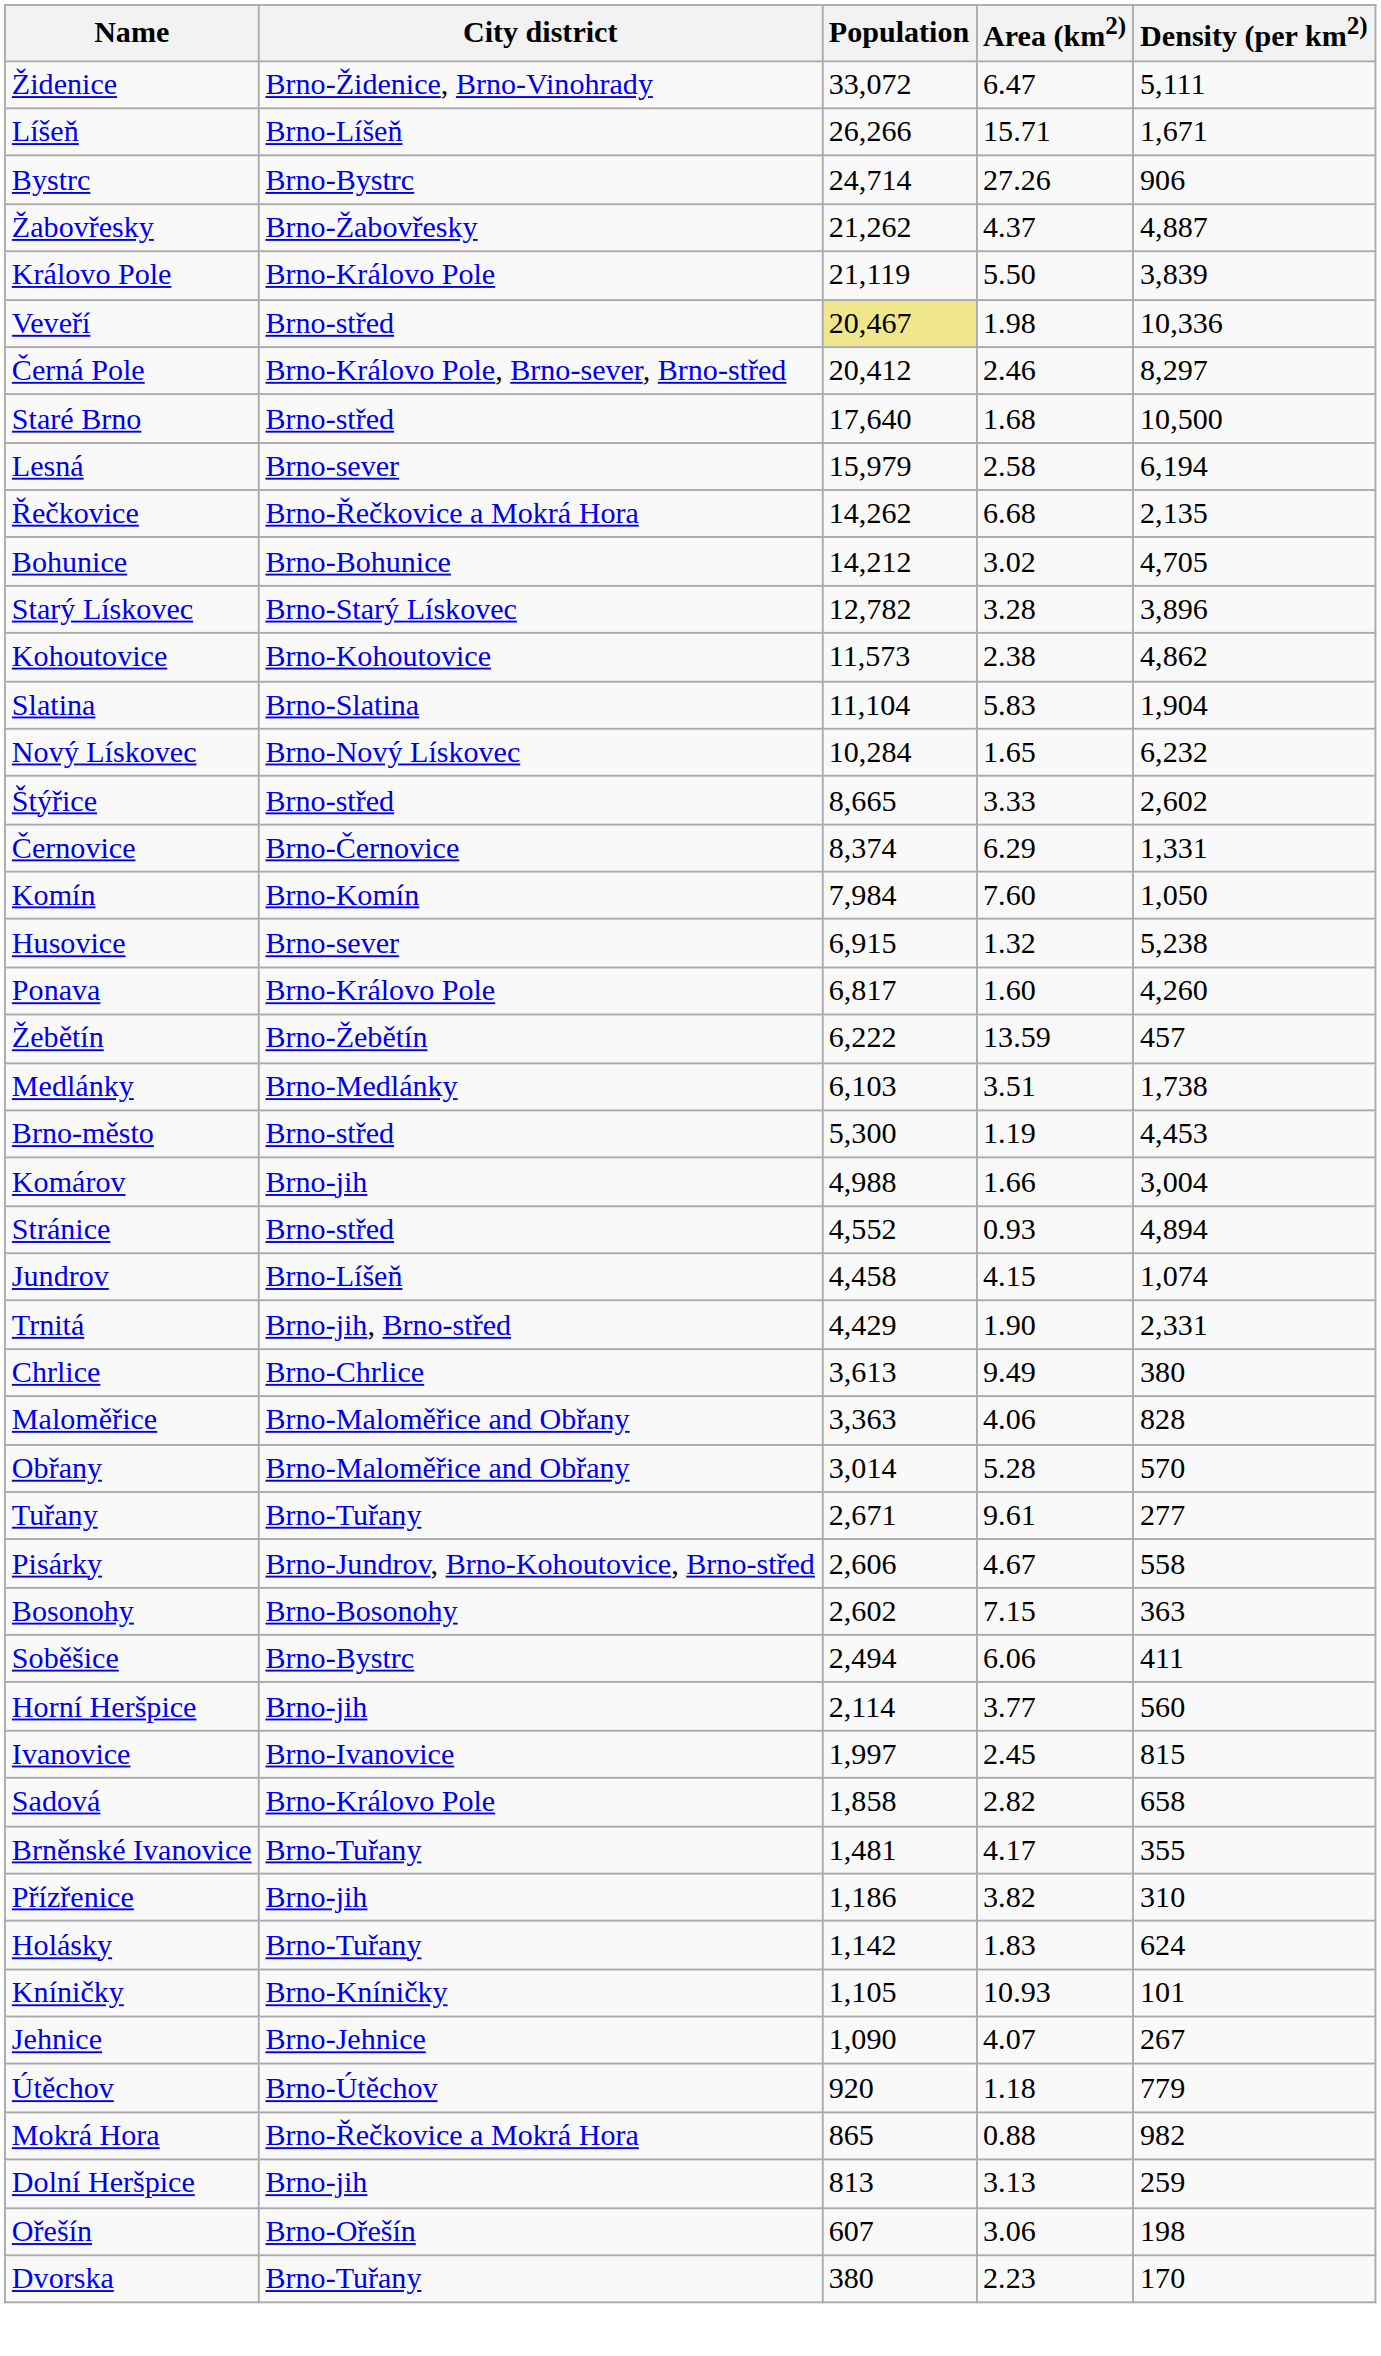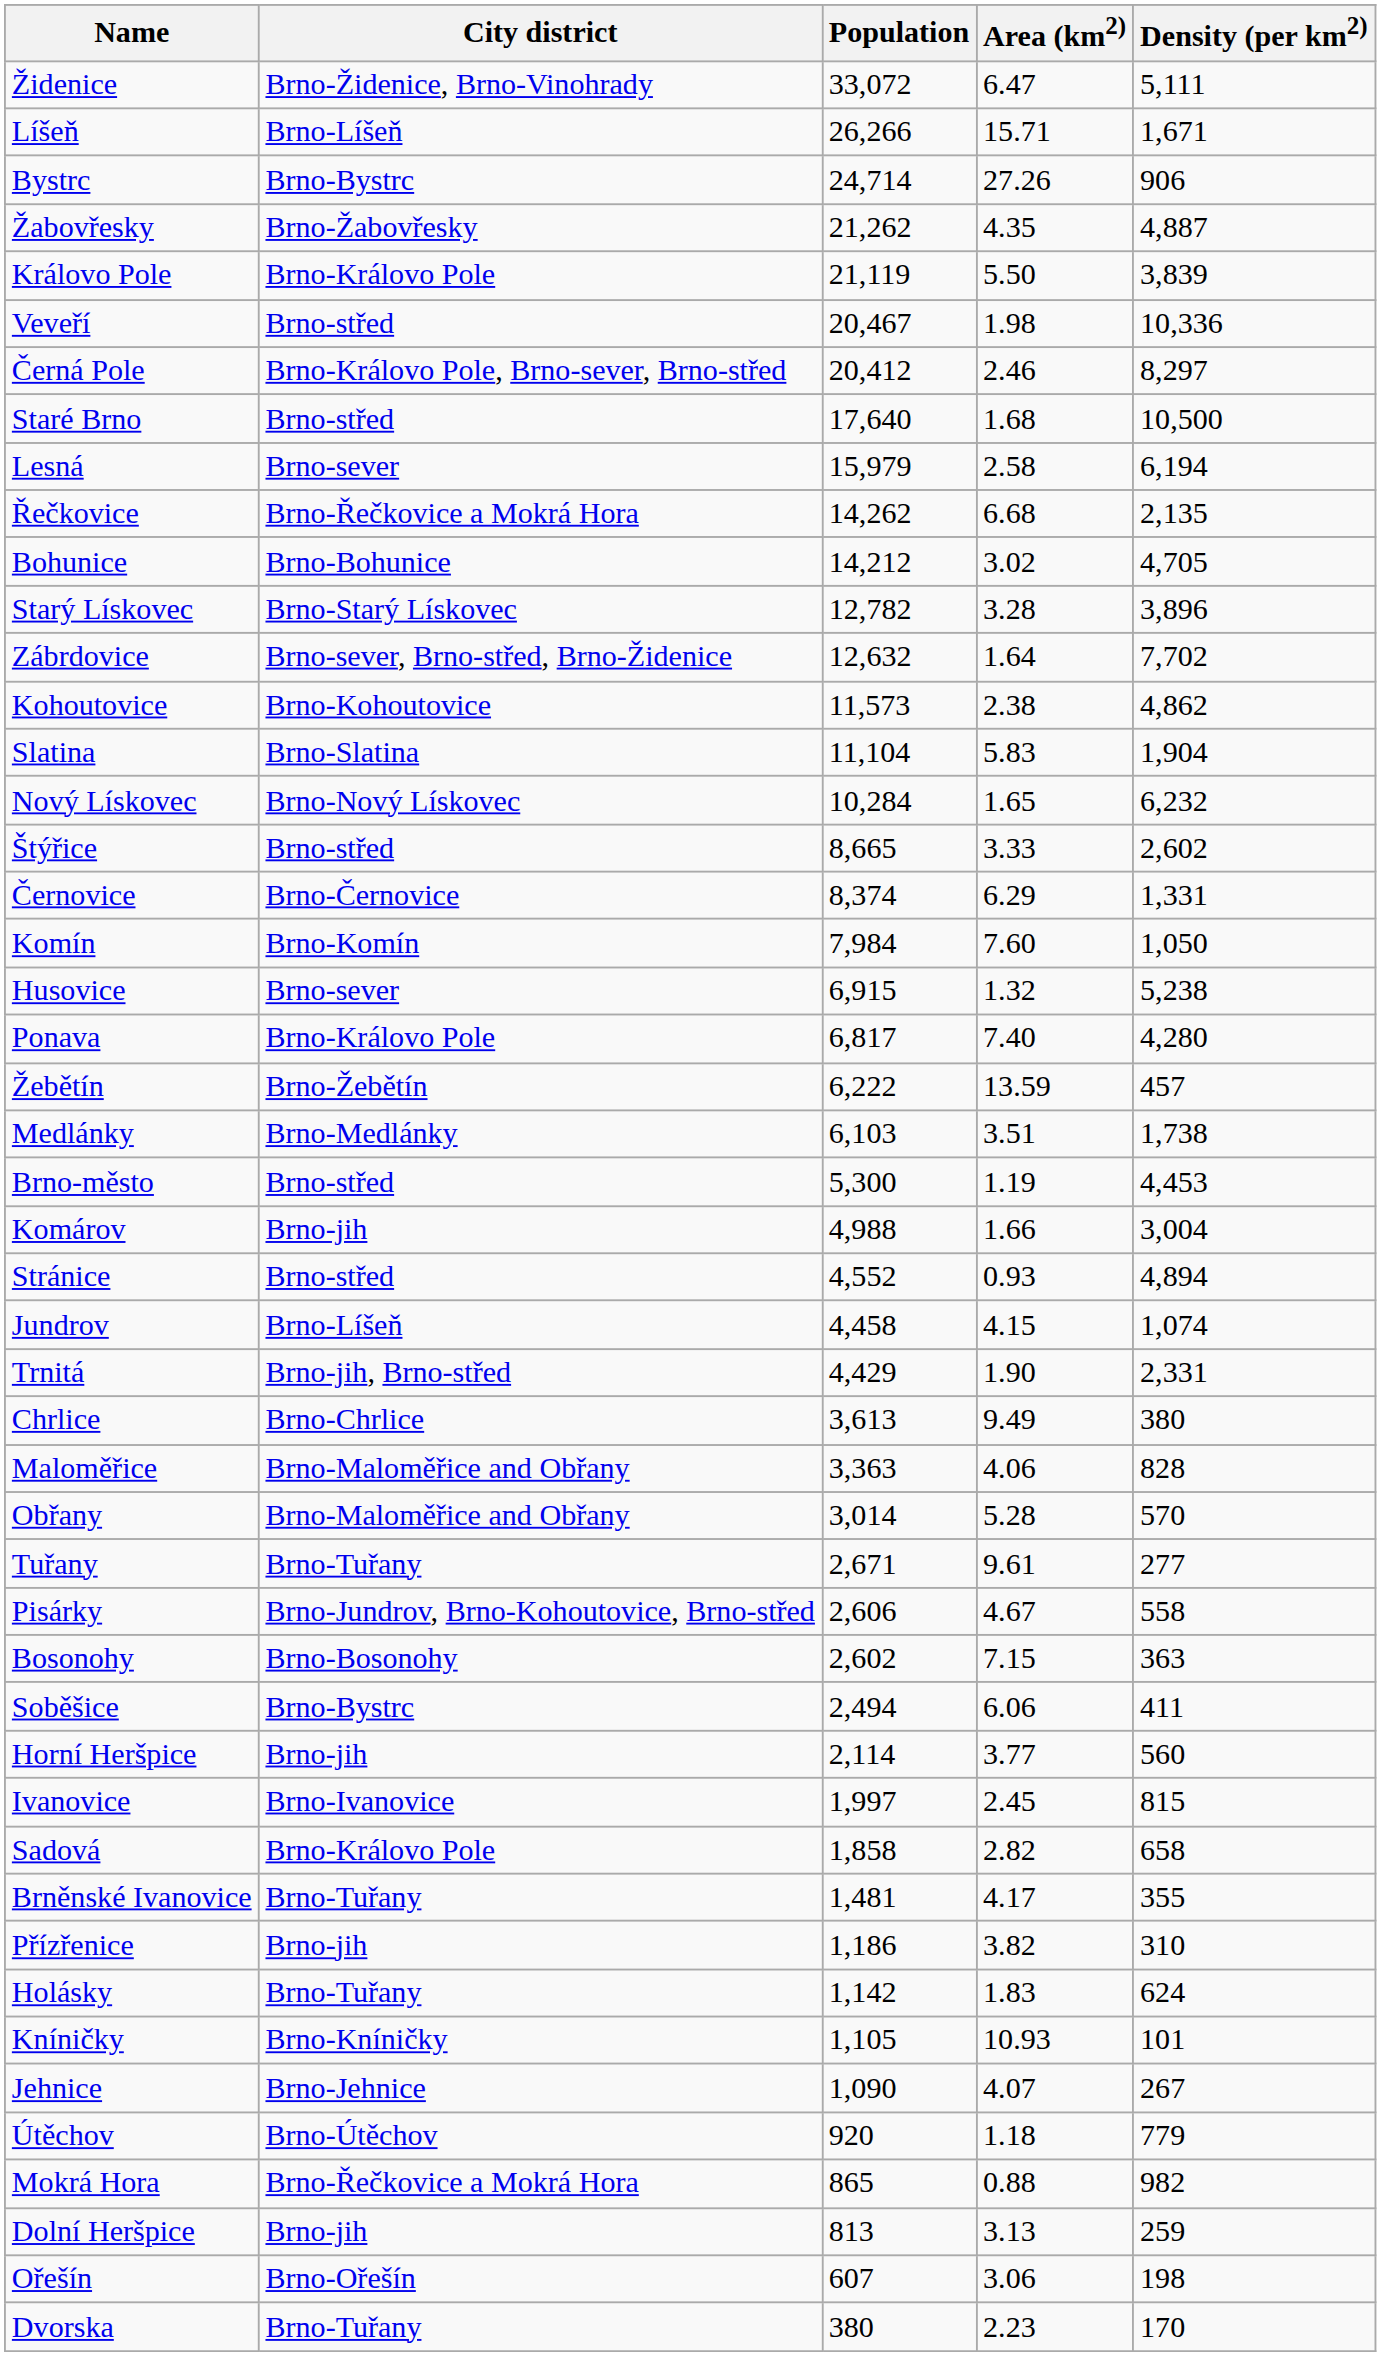(1009, 227) 4.37 -> (1009, 227) 4.35
(870, 322) khaki background -> (870, 322) no background
+ row: (80, 656)
(1009, 990) 1.60 -> (1009, 1038) 7.40
(1174, 990) 4,260 -> (1174, 1038) 4,280
